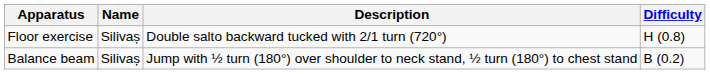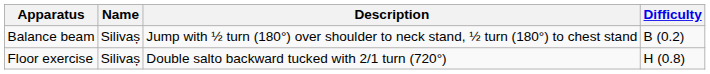rows swapped: (51, 58) <-> (50, 36)
